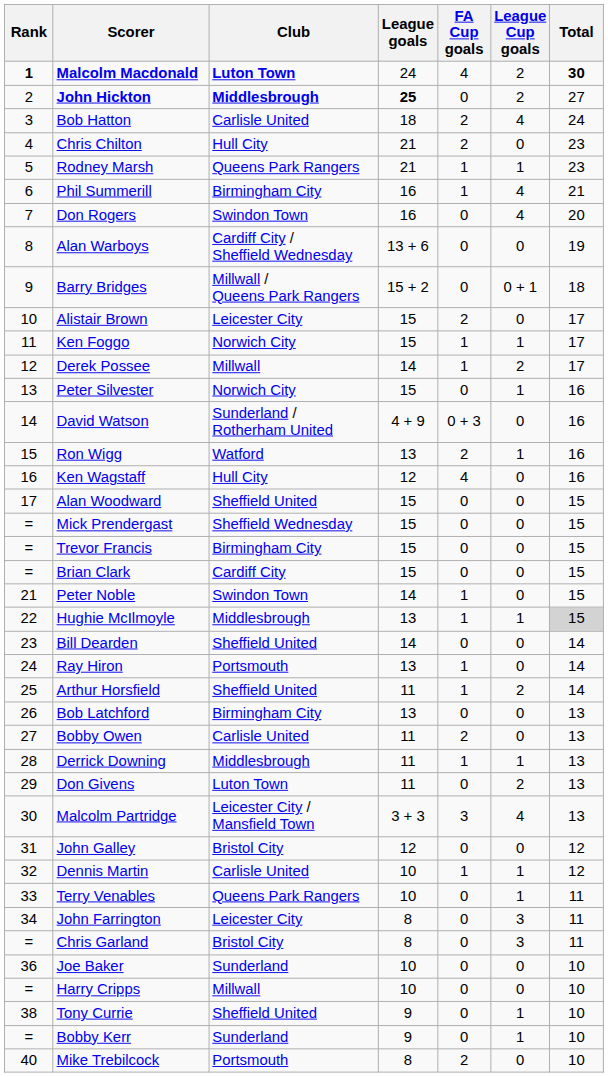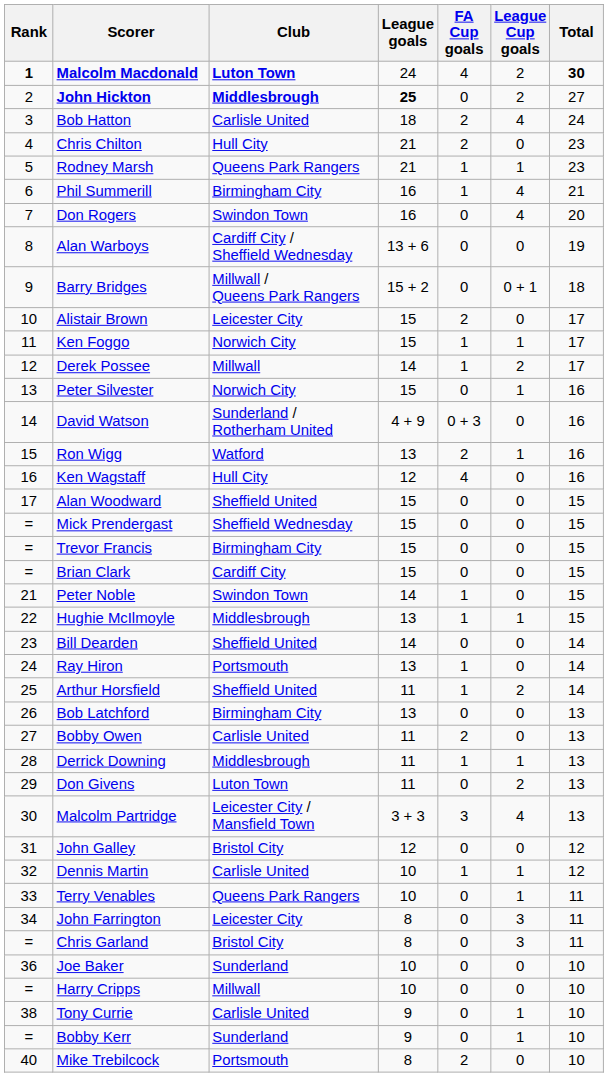(576, 619) lightgrey background -> (576, 619) no background
(265, 1013) Sheffield United -> (261, 1013) Carlisle United
